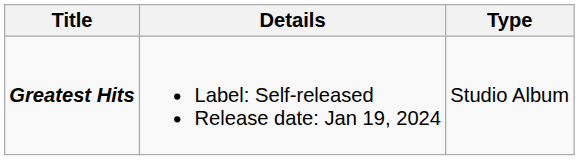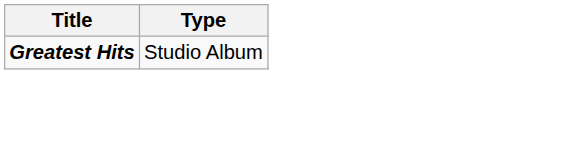- column: (293, 20)
